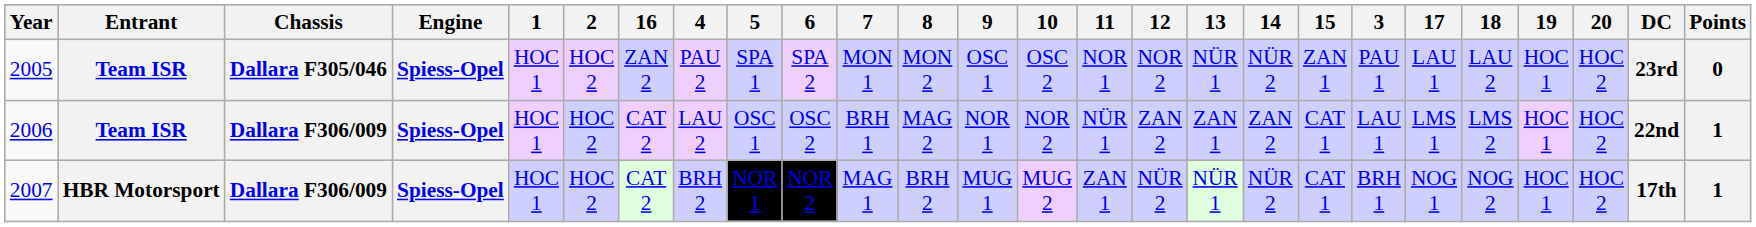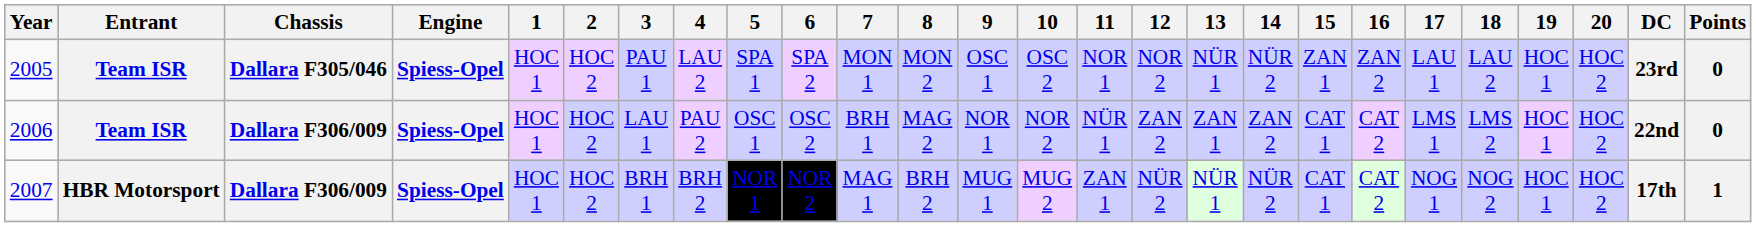columns swapped: (1379, 21) <-> (646, 21)
(700, 69) PAU 2 -> (700, 69) LAU 2
(700, 129) LAU 2 -> (700, 129) PAU 2
(1718, 129) 1 -> (1718, 129) 0
